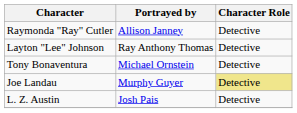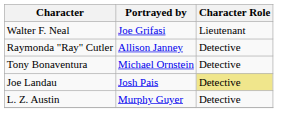+ row: (38, 30)
- row: (55, 47)
(151, 82) Murphy Guyer -> (138, 82) Josh Pais
(138, 99) Josh Pais -> (151, 99) Murphy Guyer
